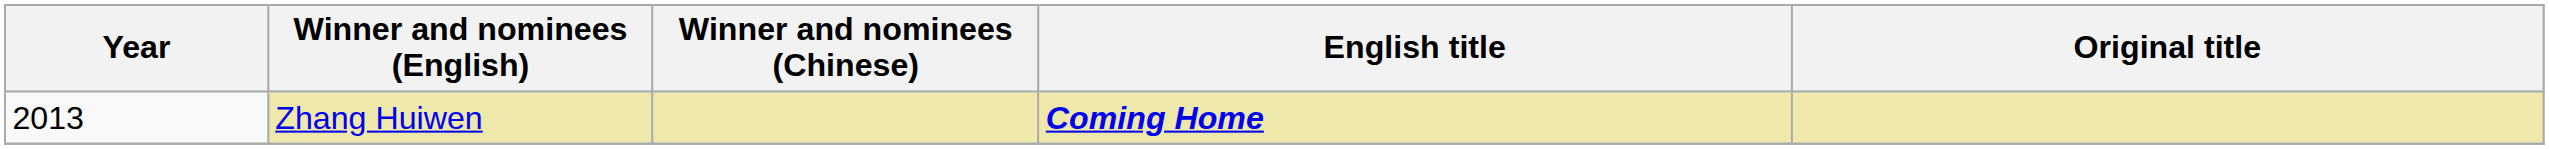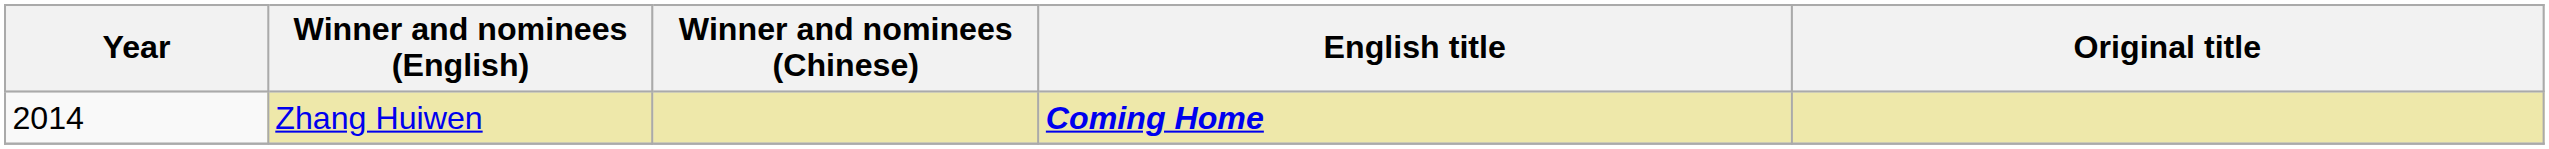(48, 117) 2013 -> (48, 117) 2014
